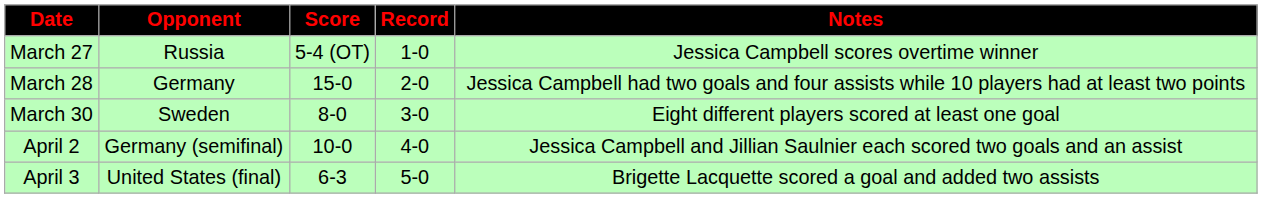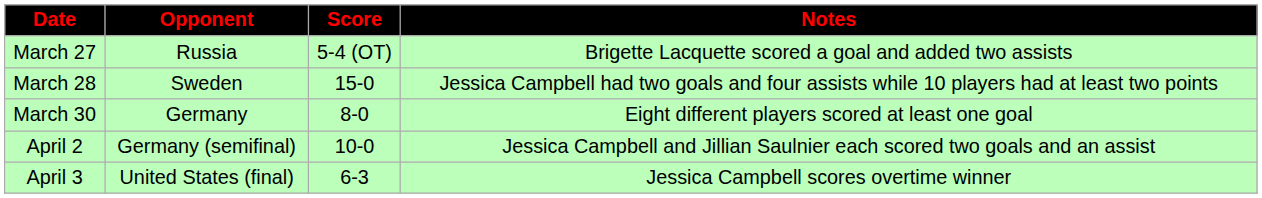- column: (415, 20)
(856, 51) Jessica Campbell scores overtime winner -> (829, 51) Brigette Lacquette scored a goal and added two assists
(194, 83) Germany -> (207, 83) Sweden
(194, 114) Sweden -> (207, 114) Germany
(856, 177) Brigette Lacquette scored a goal and added two assists -> (829, 177) Jessica Campbell scores overtime winner
